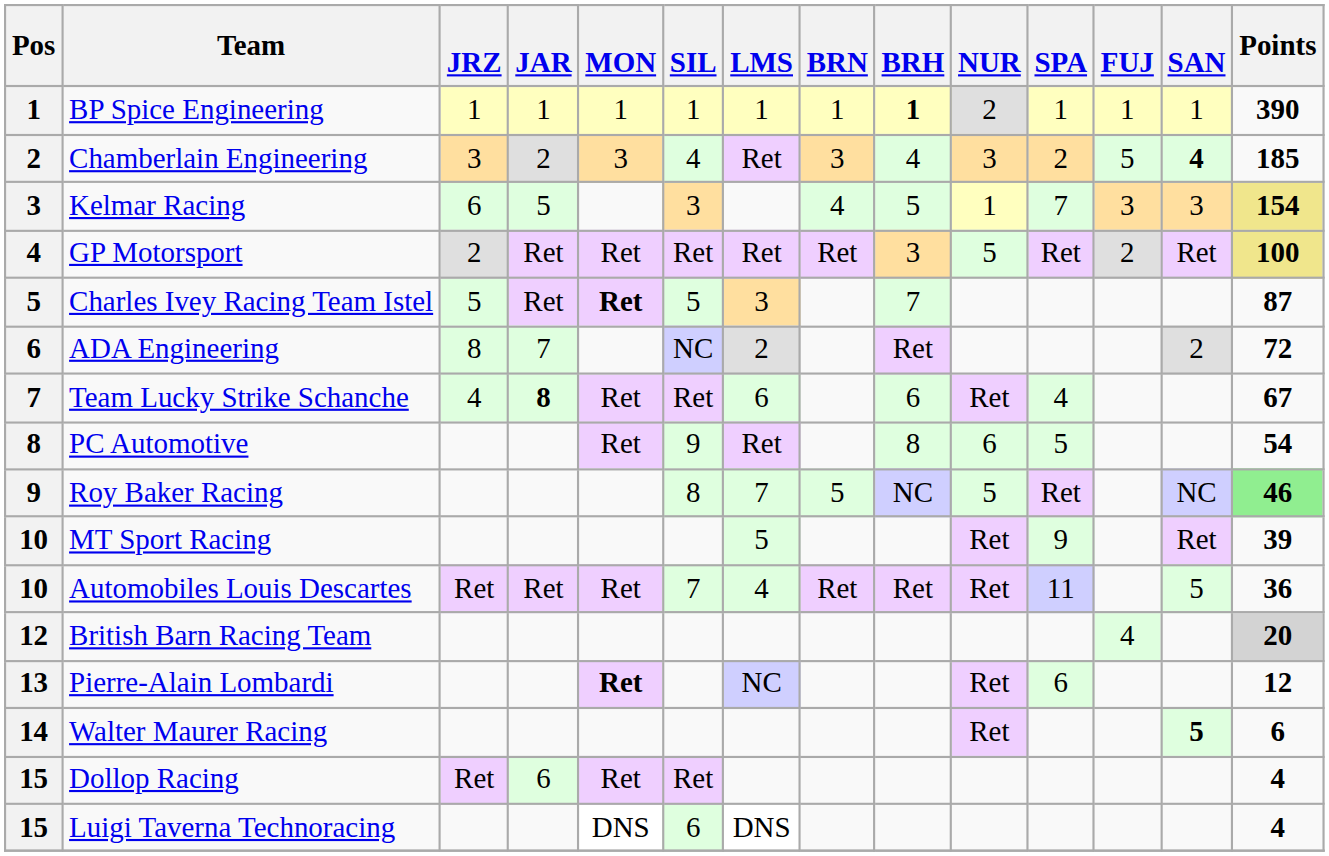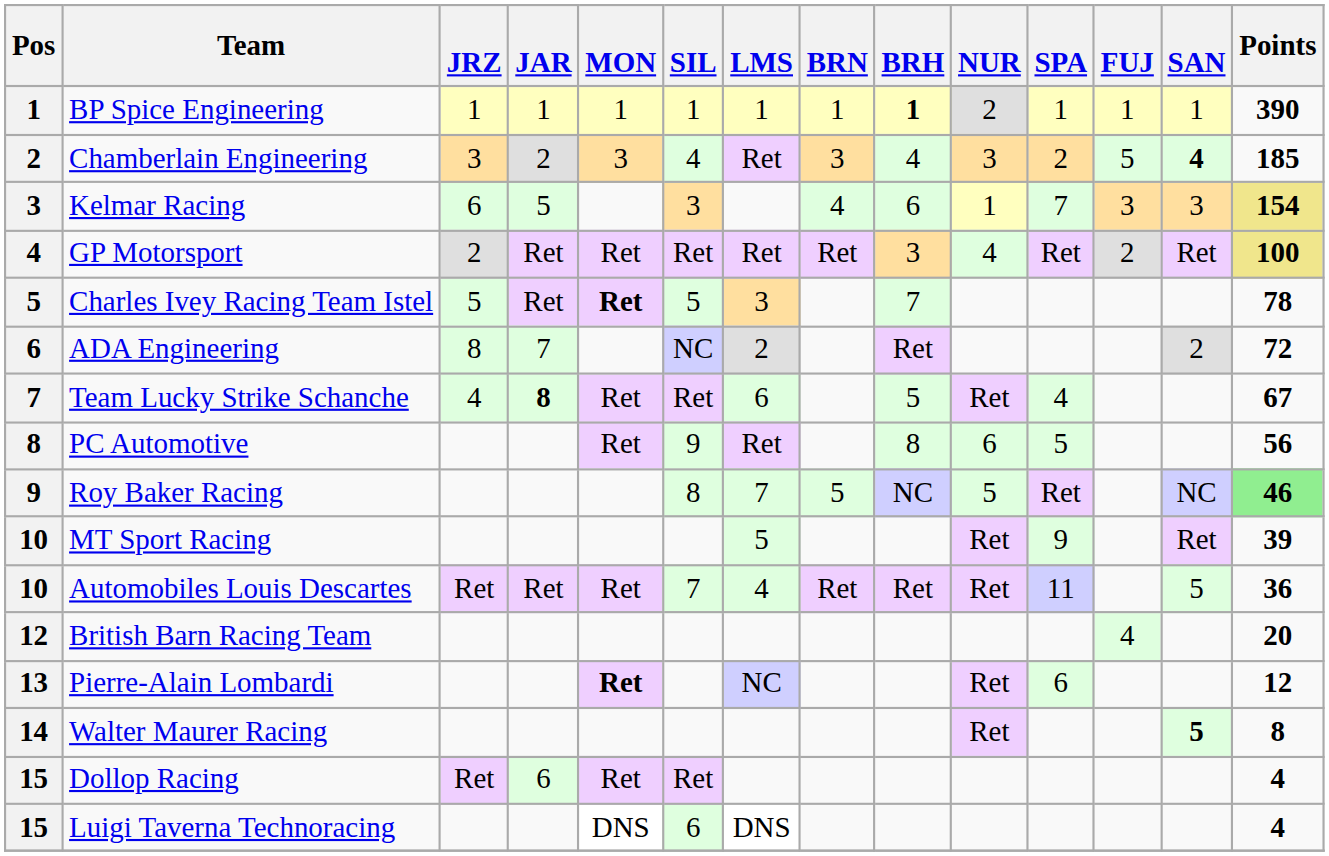(913, 205) 5 -> (913, 205) 6
(989, 253) 5 -> (989, 253) 4
(1278, 301) 87 -> (1278, 301) 78
(913, 396) 6 -> (913, 396) 5
(1278, 444) 54 -> (1278, 444) 56
(1278, 635) lightgrey background -> (1278, 635) no background
(1278, 731) 6 -> (1278, 731) 8
